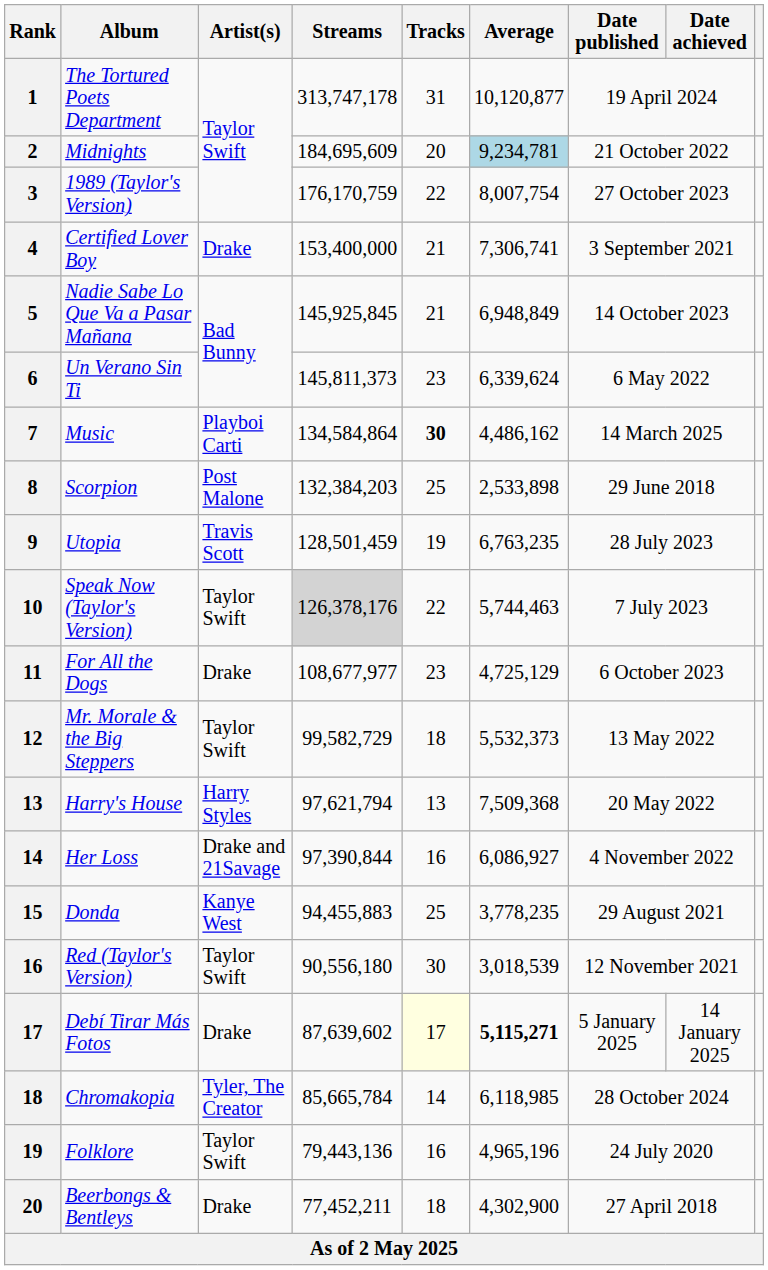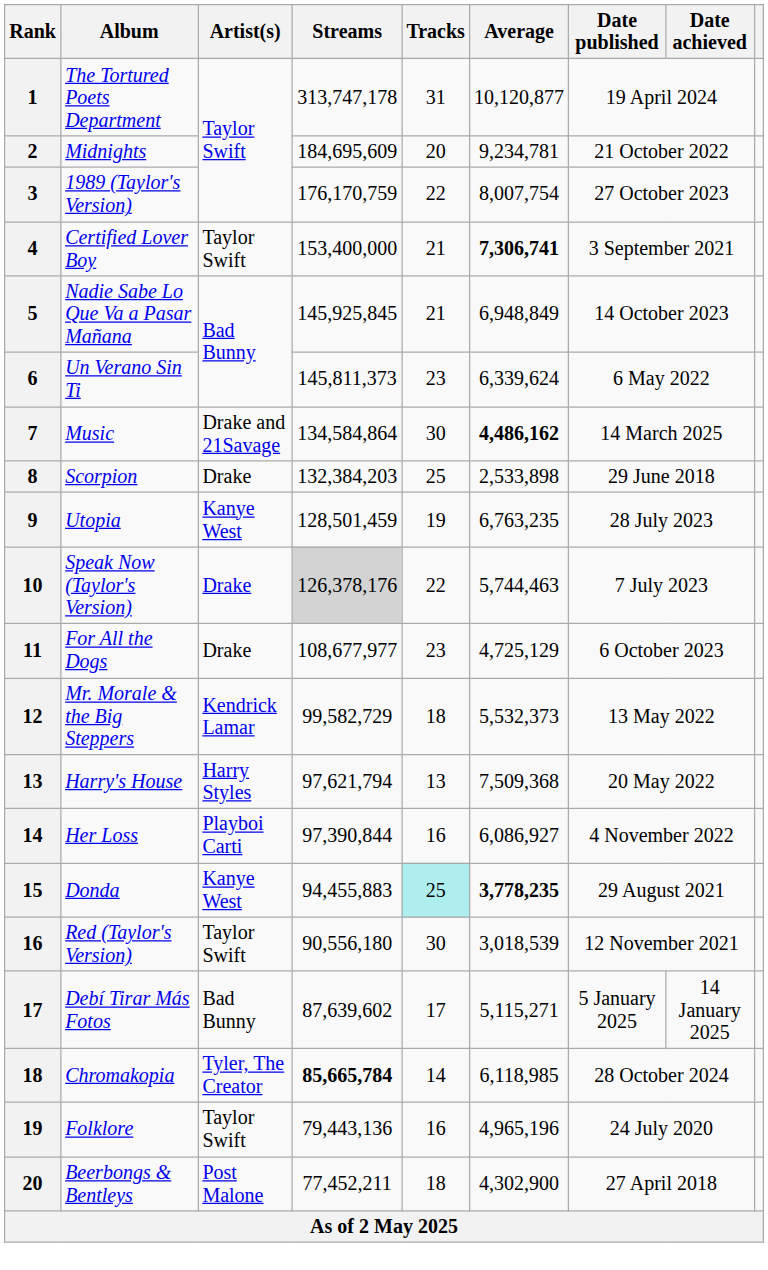(519, 151) lightblue background -> (519, 151) no background
(227, 248) Drake -> (228, 248) Taylor Swift
(519, 248) normal -> (519, 248) bold
(233, 433) Playboi Carti -> (244, 433) Drake and 21Savage
(436, 433) bold -> (436, 433) normal
(519, 433) normal -> (519, 433) bold
(233, 487) Post Malone -> (227, 476) Drake
(228, 542) Travis Scott -> (229, 519) Kanye West
(228, 607) Taylor Swift -> (227, 585) Drake
(228, 738) Taylor Swift -> (240, 715) Kendrick Lamar
(244, 858) Drake and 21Savage -> (233, 835) Playboi Carti
(436, 912) no background -> (436, 889) paleturquoise background
(519, 912) normal -> (519, 889) bold
(227, 1032) Drake -> (229, 1009) Bad Bunny
(436, 1032) lightyellow background -> (436, 1009) no background
(519, 1032) bold -> (519, 1009) normal
(347, 1097) normal -> (347, 1075) bold
(227, 1205) Drake -> (233, 1183) Post Malone
